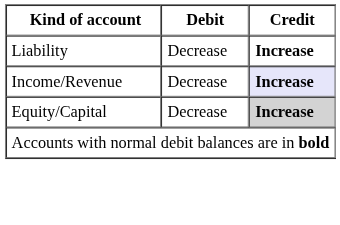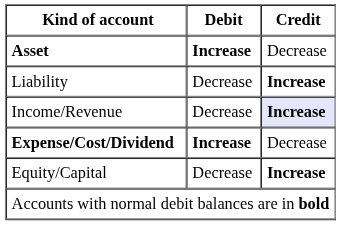+ row: (30, 50)
+ row: (93, 142)
(285, 112) lightgrey background -> (296, 173) no background
